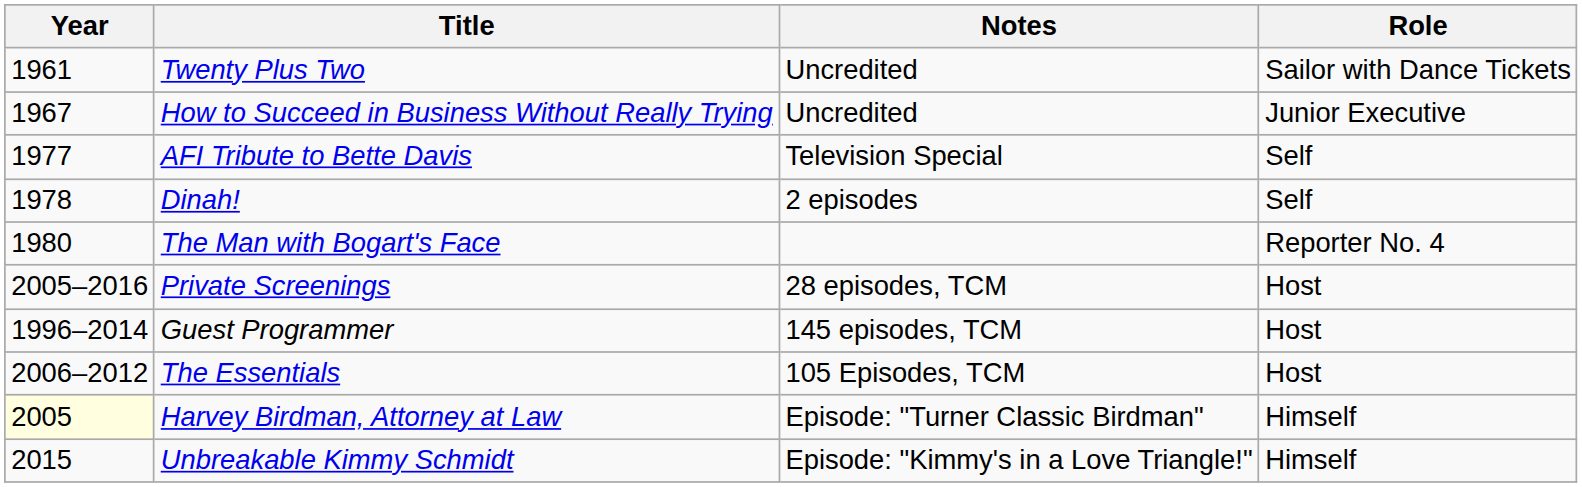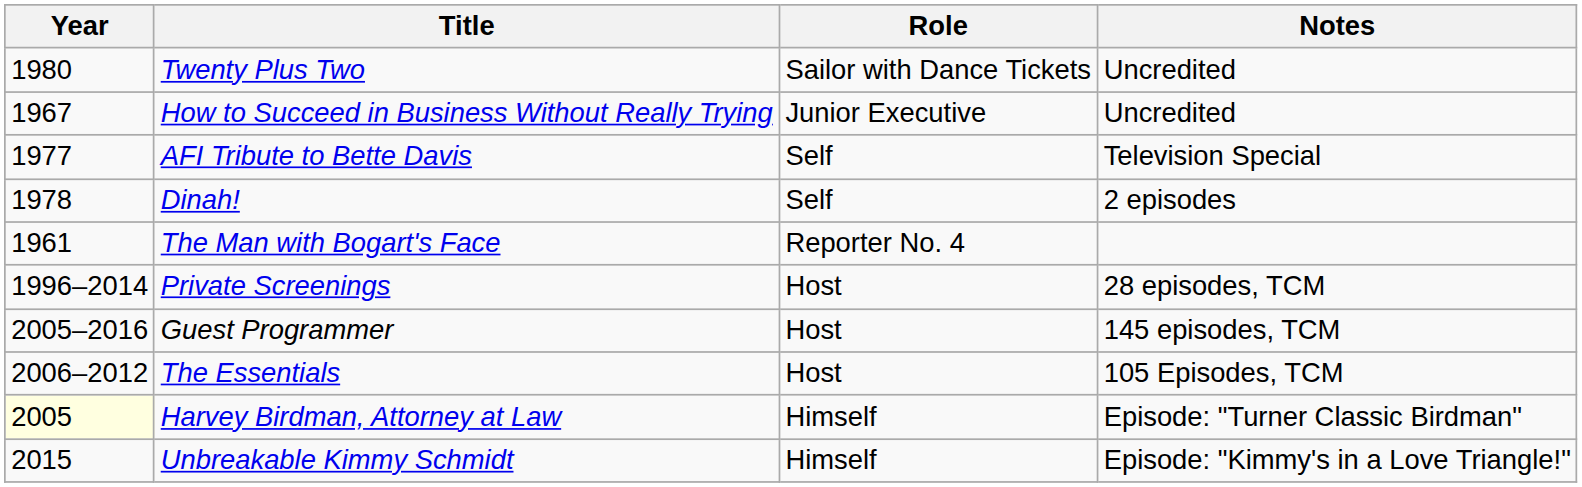columns swapped: (1418, 26) <-> (1019, 26)
(42, 69) 1961 -> (42, 69) 1980
(42, 243) 1980 -> (42, 243) 1961
(80, 286) 2005–2016 -> (80, 286) 1996–2014
(80, 329) 1996–2014 -> (80, 329) 2005–2016
